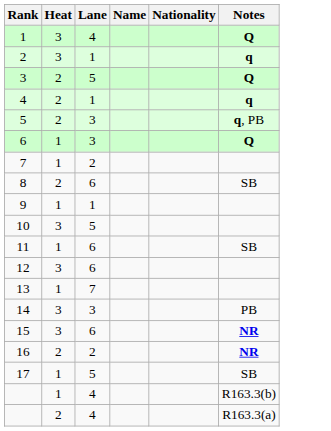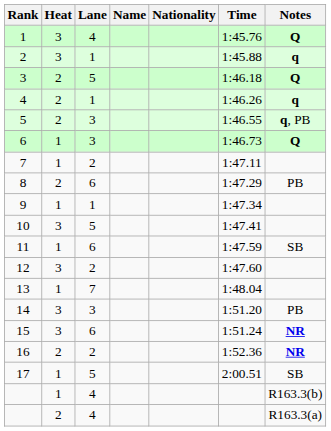+ column: (242, 15)
(249, 183) SB -> (295, 183) PB
(92, 267) 6 -> (92, 267) 2
